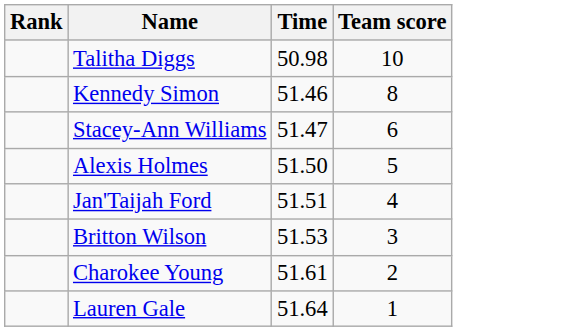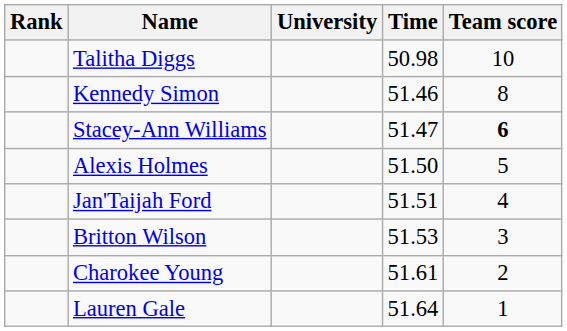+ column: (327, 22)
(392, 129) normal -> (503, 129) bold
